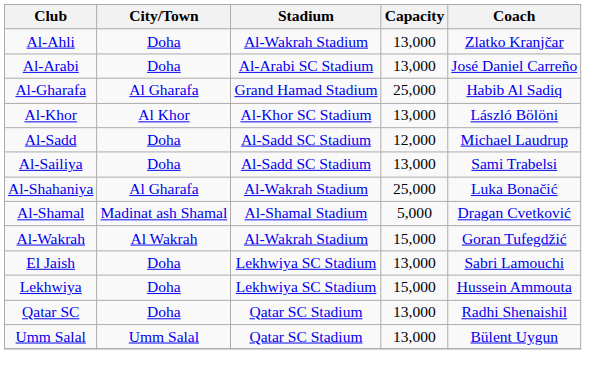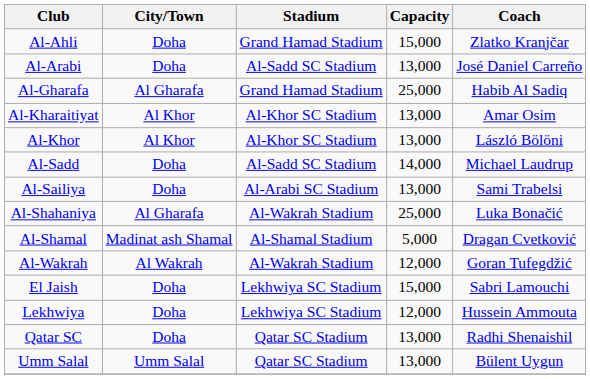(306, 41) Al-Wakrah Stadium -> (311, 41) Grand Hamad Stadium
(414, 41) 13,000 -> (420, 41) 15,000
(306, 66) Al-Arabi SC Stadium -> (311, 66) Al-Sadd SC Stadium
+ row: (53, 115)
(414, 139) 12,000 -> (420, 164) 14,000
(306, 164) Al-Sadd SC Stadium -> (311, 189) Al-Arabi SC Stadium
(414, 238) 15,000 -> (420, 262) 12,000
(414, 262) 13,000 -> (420, 287) 15,000
(414, 287) 15,000 -> (420, 312) 12,000
